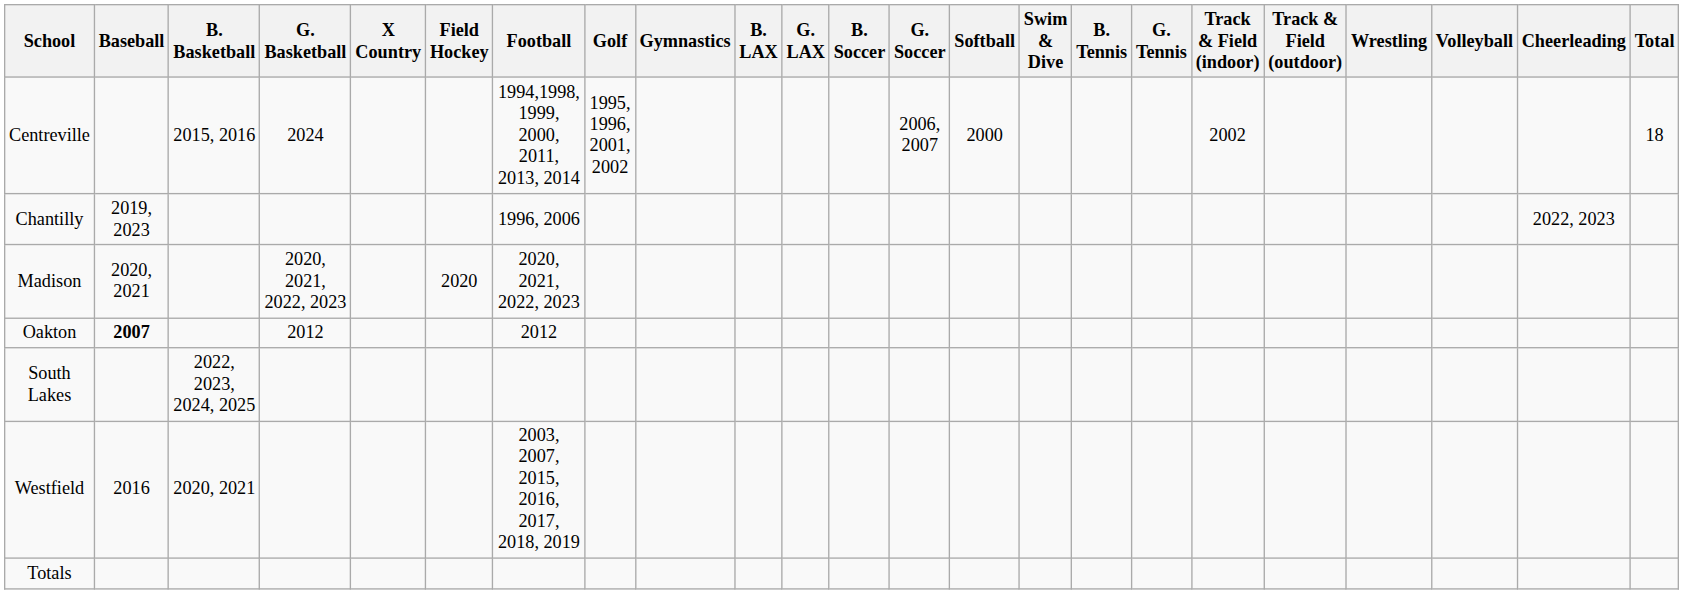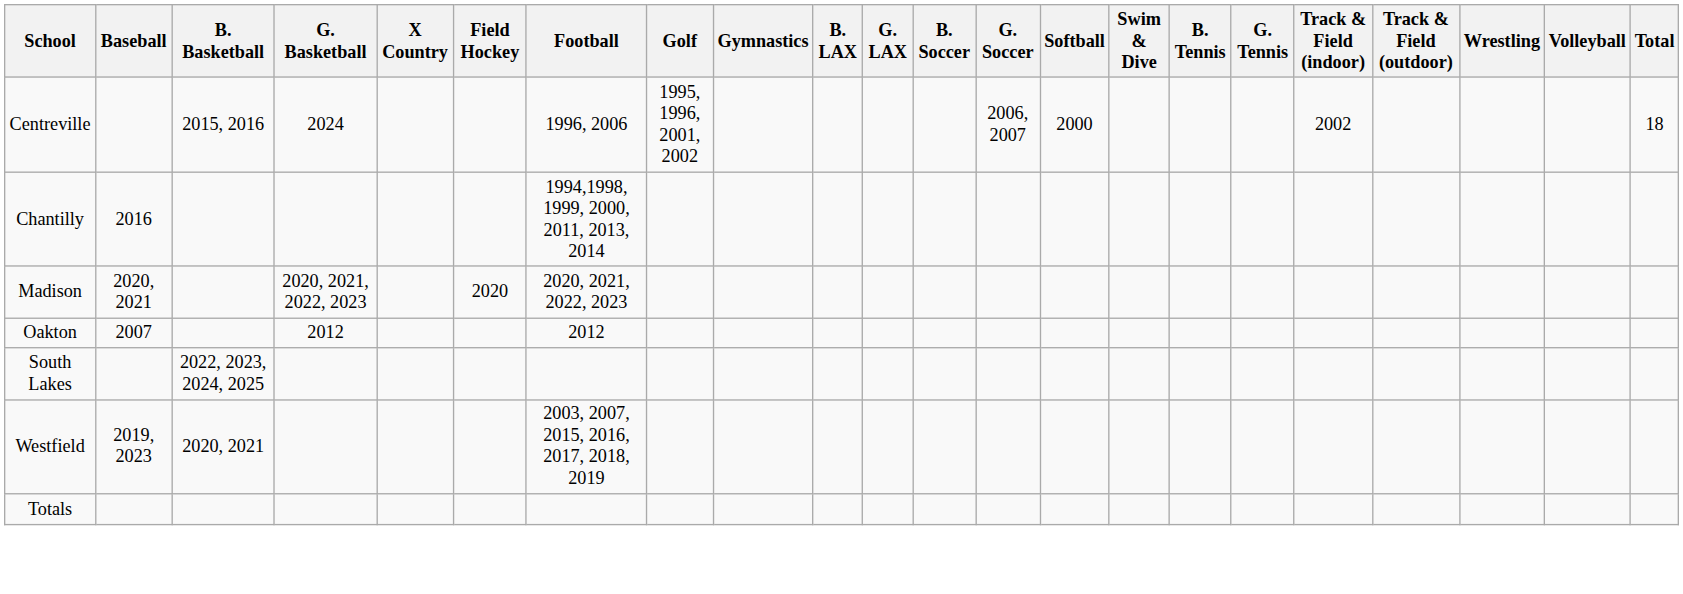- column: (1574, 40)
(539, 134) 1994,1998, 1999, 2000, 2011, 2013, 2014 -> (586, 124) 1996, 2006
(132, 218) 2019, 2023 -> (134, 218) 2016
(539, 218) 1996, 2006 -> (586, 218) 1994,1998, 1999, 2000, 2011, 2013, 2014
(132, 332) bold -> (134, 332) normal
(132, 488) 2016 -> (134, 446) 2019, 2023
